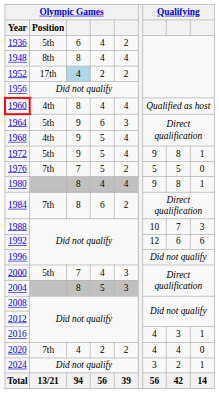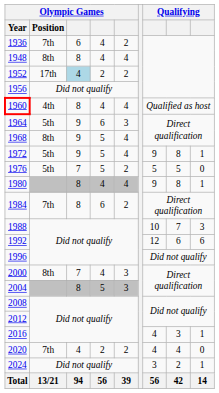(48, 43) 5th -> (48, 43) 7th
(48, 138) 4th -> (48, 138) 8th
(48, 169) 7th -> (48, 169) 5th
(48, 273) 5th -> (48, 273) 8th
